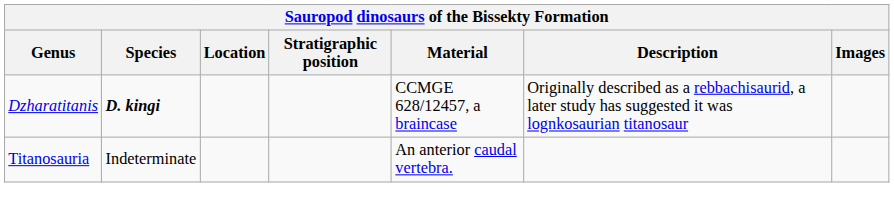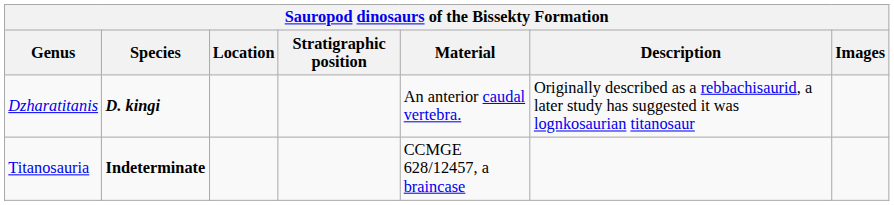(438, 105) CCMGE 628/12457, a braincase -> (464, 105) An anterior caudal vertebra.
(151, 159) normal -> (155, 168) bold
(456, 159) An anterior caudal vertebra. -> (446, 168) CCMGE 628/12457, a braincase
